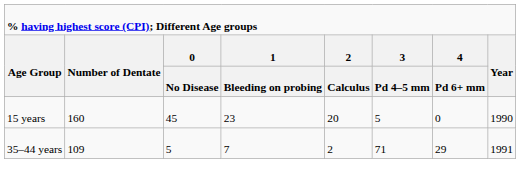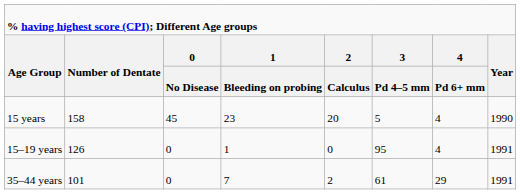(76, 118) 160 -> (76, 118) 158
(438, 118) 0 -> (438, 118) 4
+ row: (35, 149)
(76, 149) 109 -> (76, 180) 101
(169, 149) 5 -> (169, 180) 0
(380, 149) 71 -> (380, 180) 61
